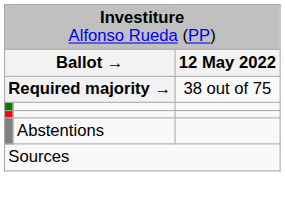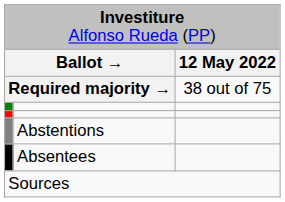+ row: (9, 157)
